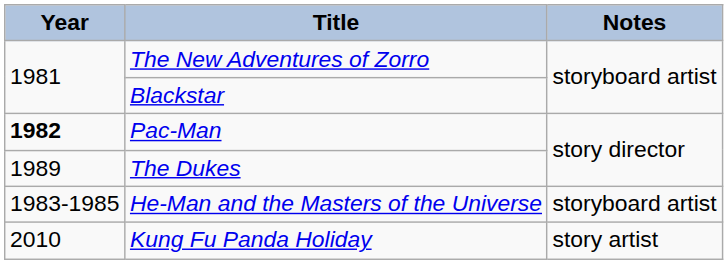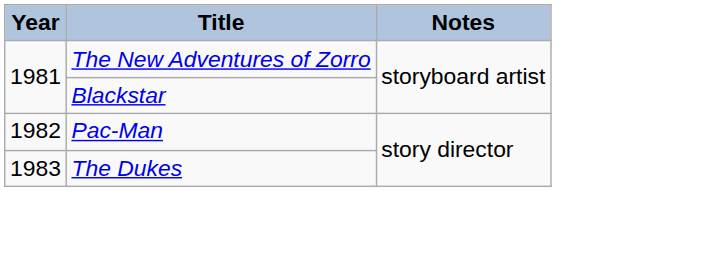(35, 131) bold -> (35, 131) normal
(35, 167) 1989 -> (35, 167) 1983
- row: (336, 204)
- row: (251, 240)
